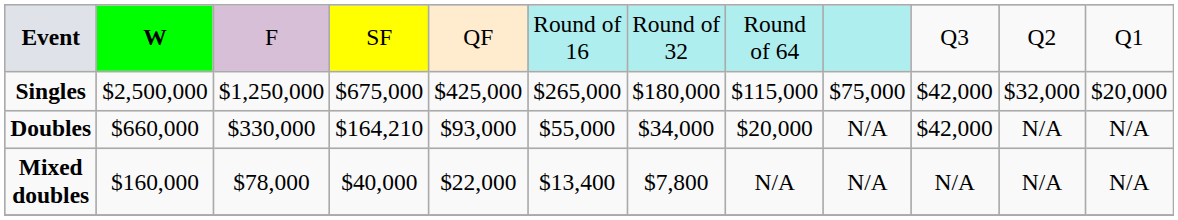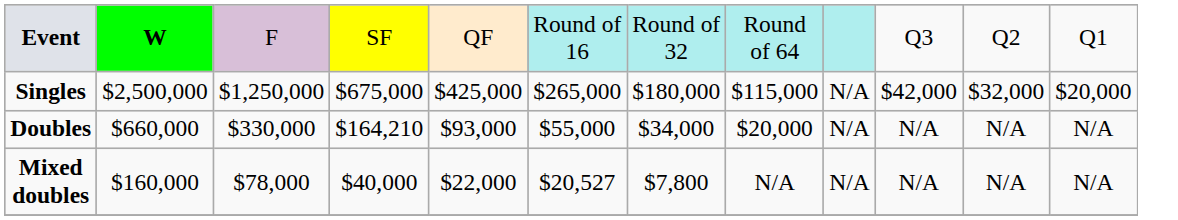(867, 90) $75,000 -> (849, 90) N/A
(955, 129) $42,000 -> (919, 129) N/A
(577, 181) $13,400 -> (577, 181) $20,527
